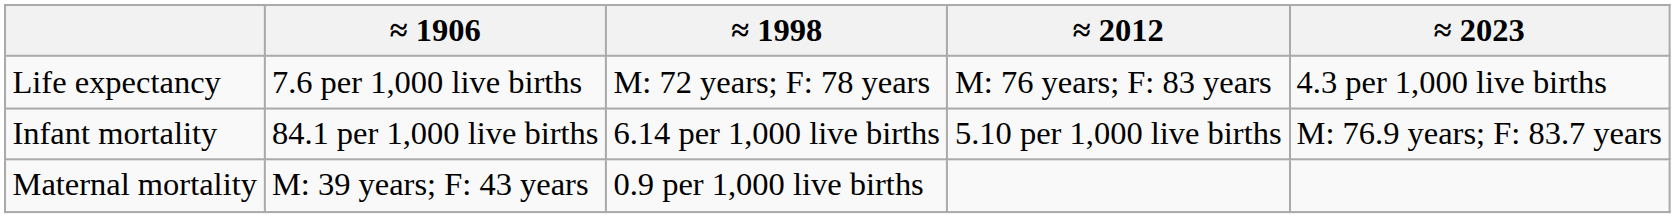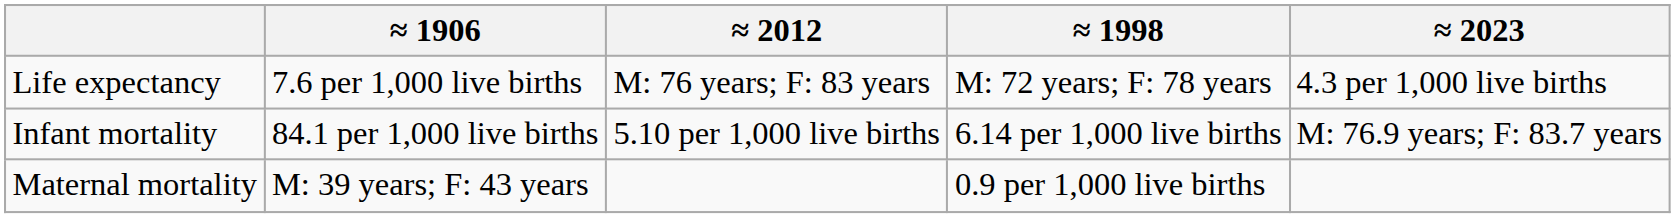columns swapped: (777, 30) <-> (1118, 30)
